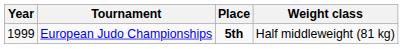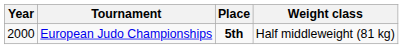(21, 33) 1999 -> (21, 33) 2000
